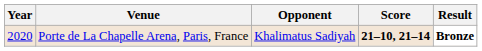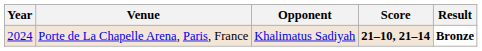(20, 35) 2020 -> (20, 35) 2024
